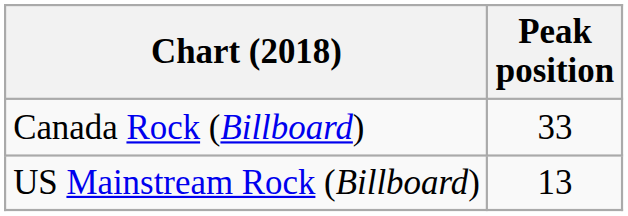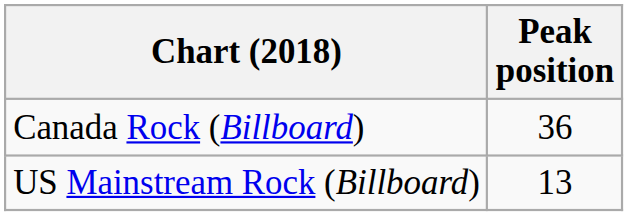(555, 126) 33 -> (555, 126) 36
